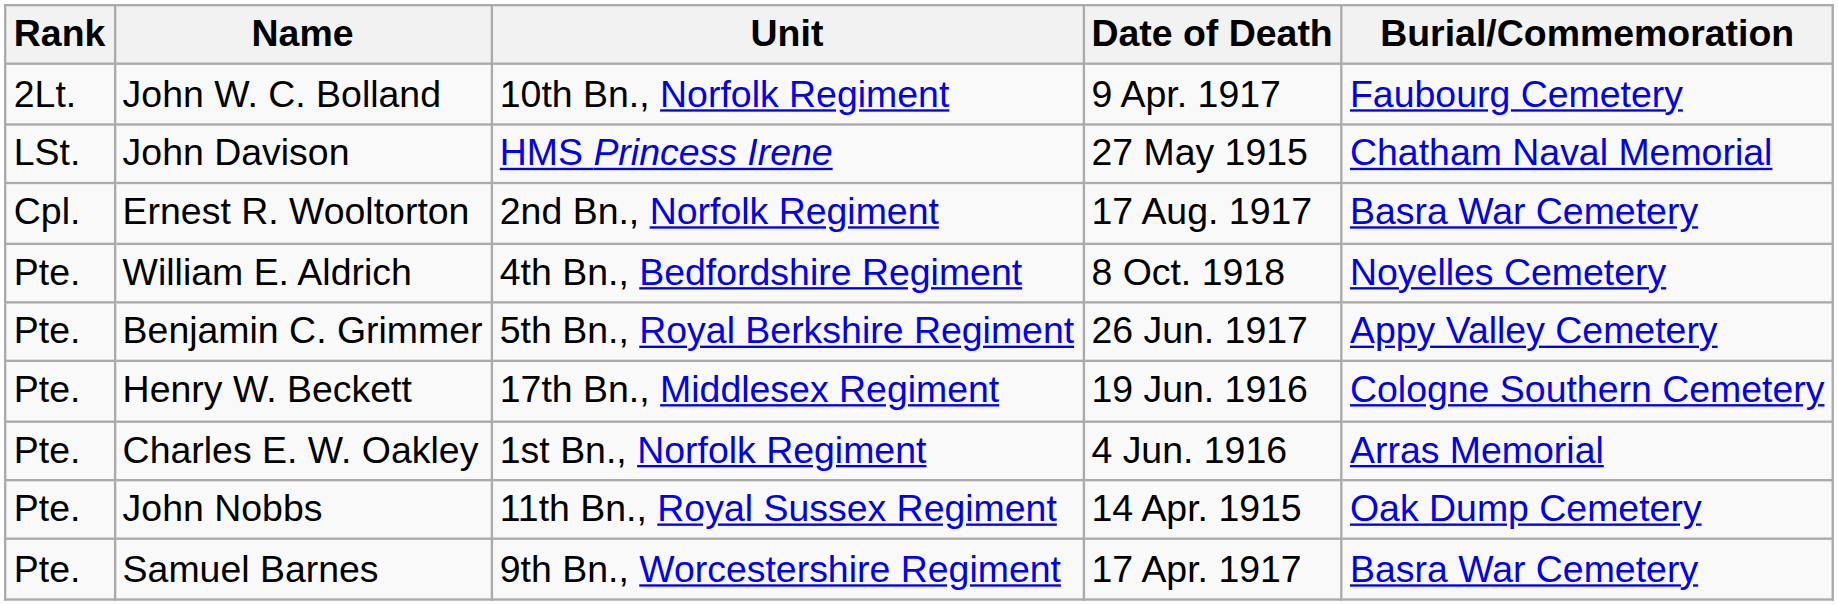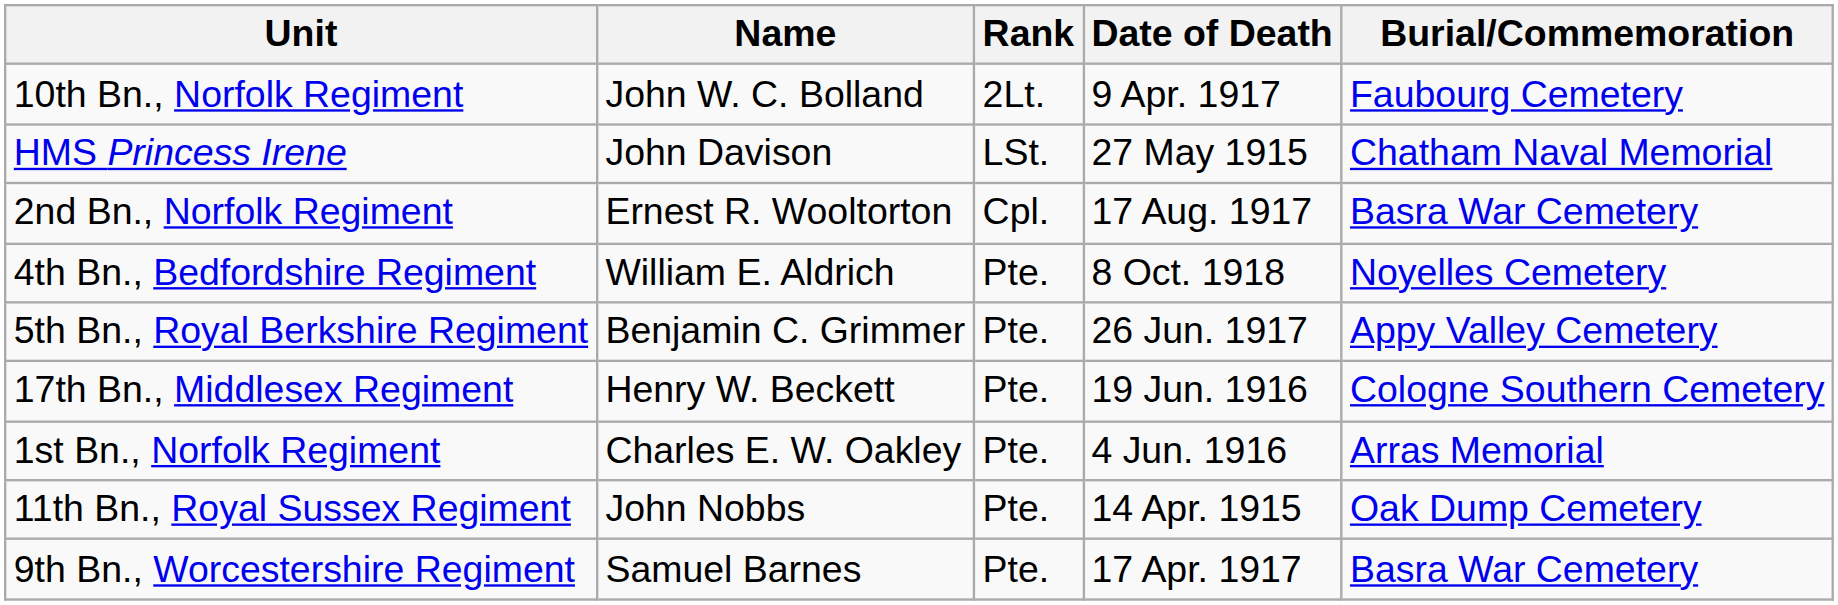columns swapped: (60, 34) <-> (787, 34)
